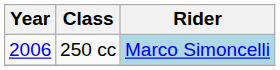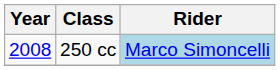(30, 49) 2006 -> (30, 49) 2008
